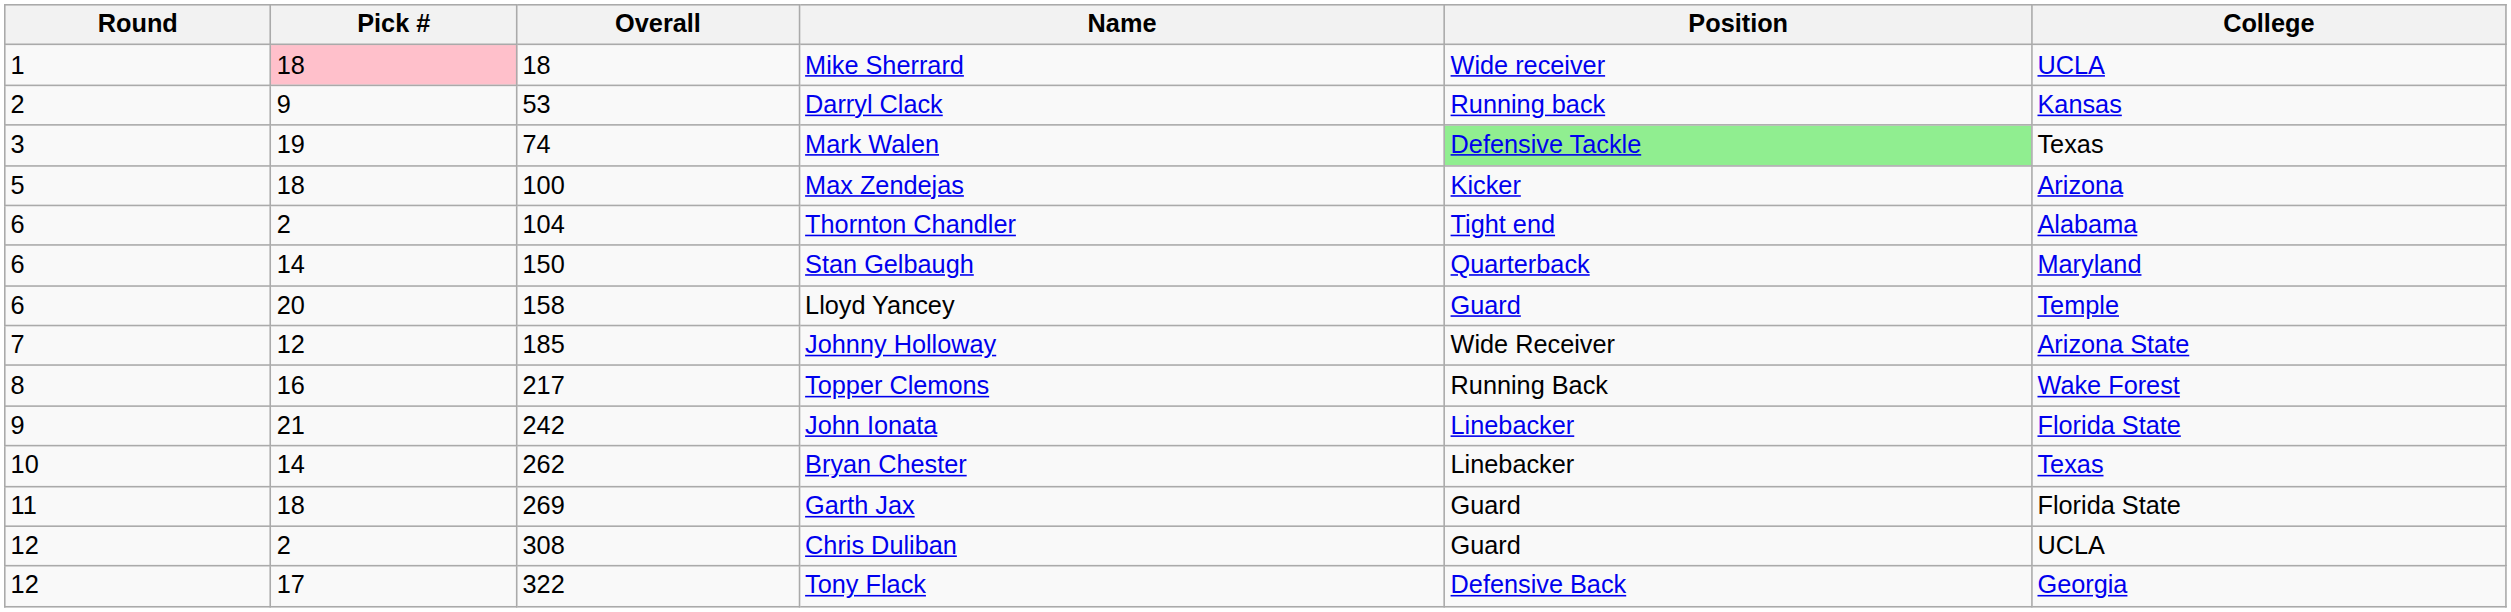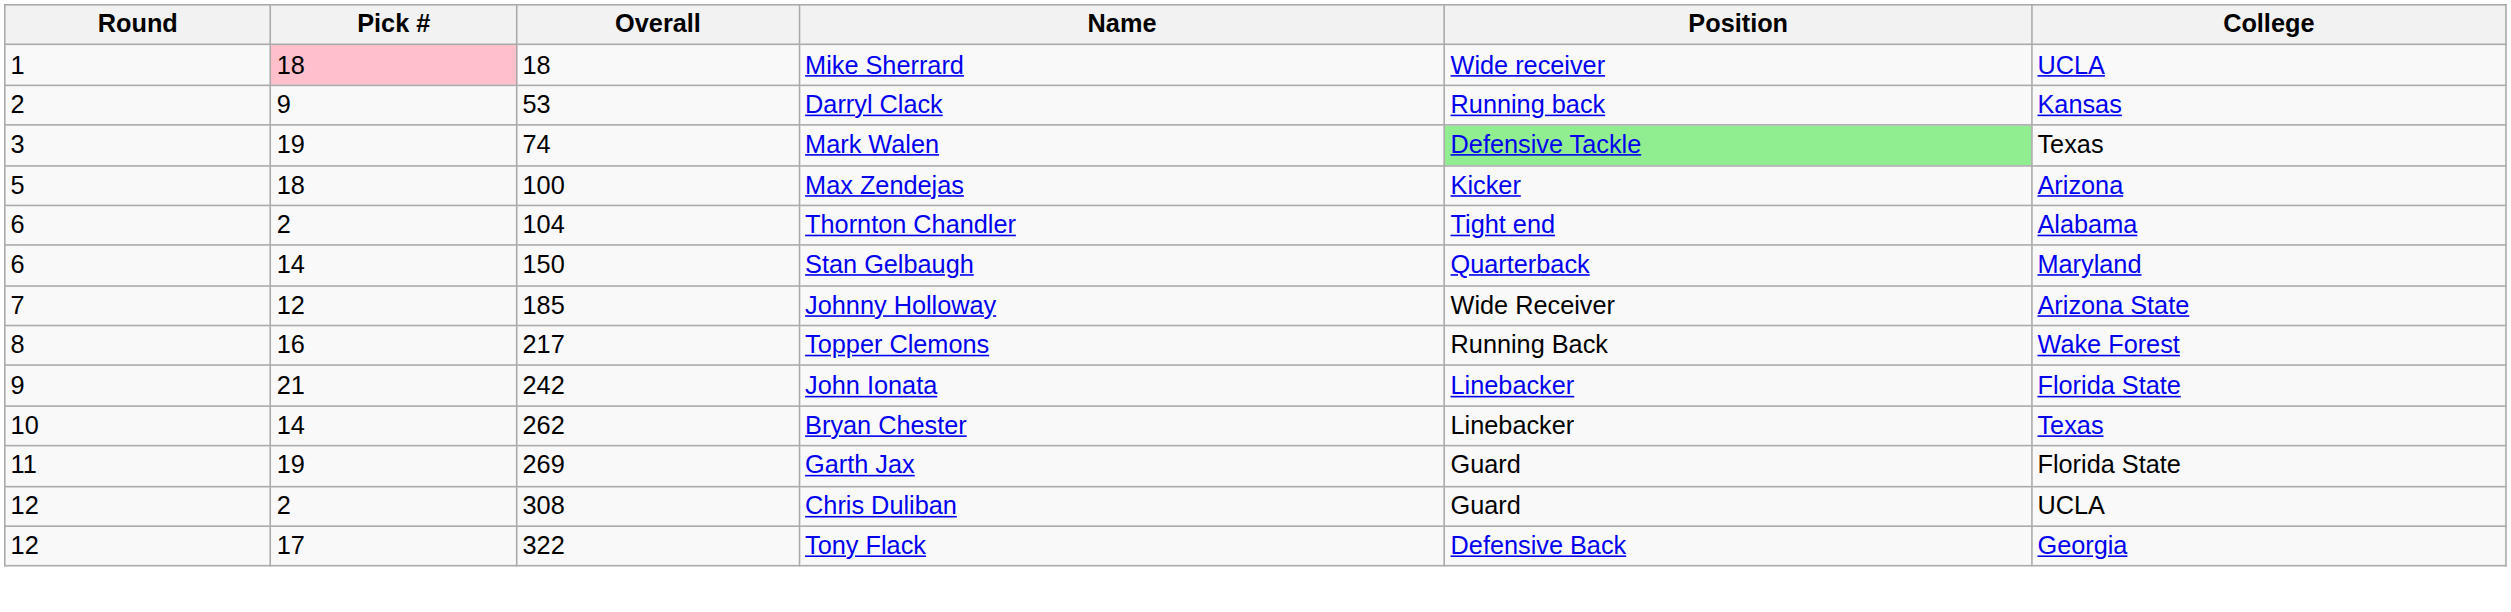- row: (880, 305)
(291, 505) 18 -> (291, 465) 19
